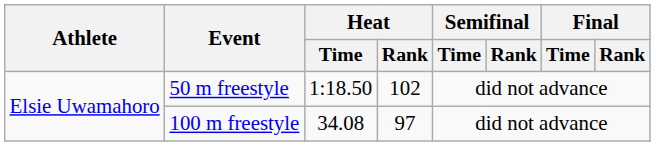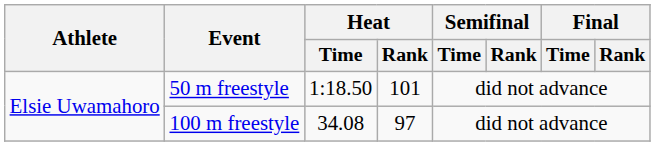(405, 89) 102 -> (405, 89) 101
